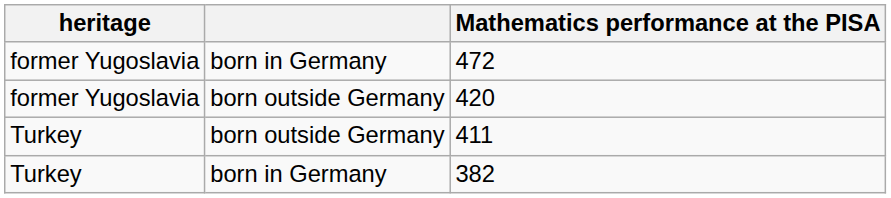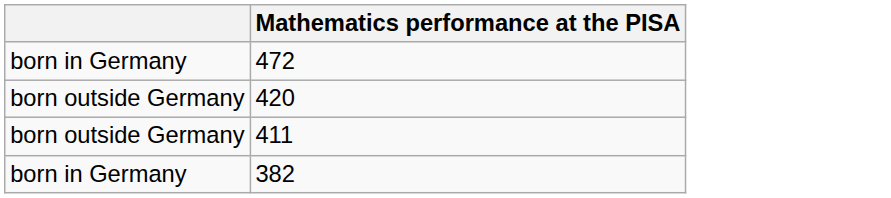- column: (105, 23)
